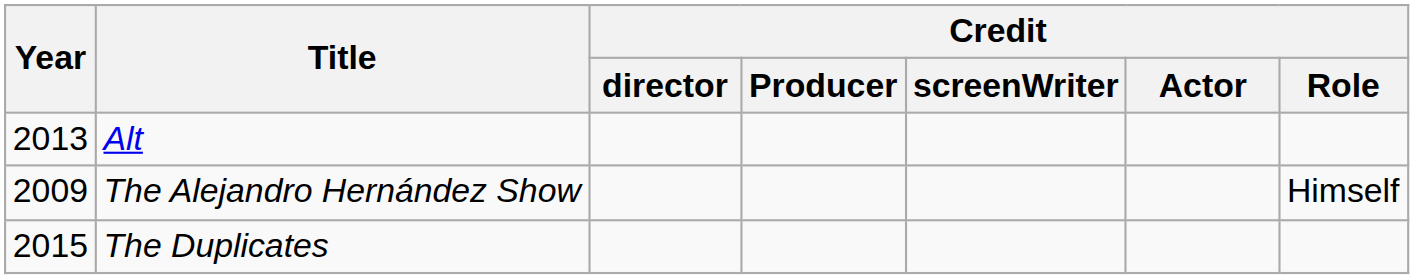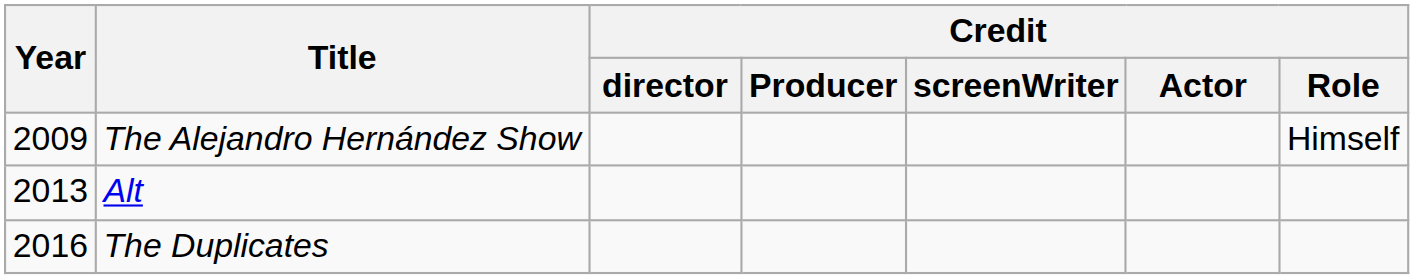rows swapped: (342, 191) <-> (123, 138)
(50, 245) 2015 -> (50, 245) 2016
